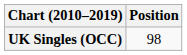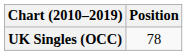(154, 38) 98 -> (154, 38) 78
